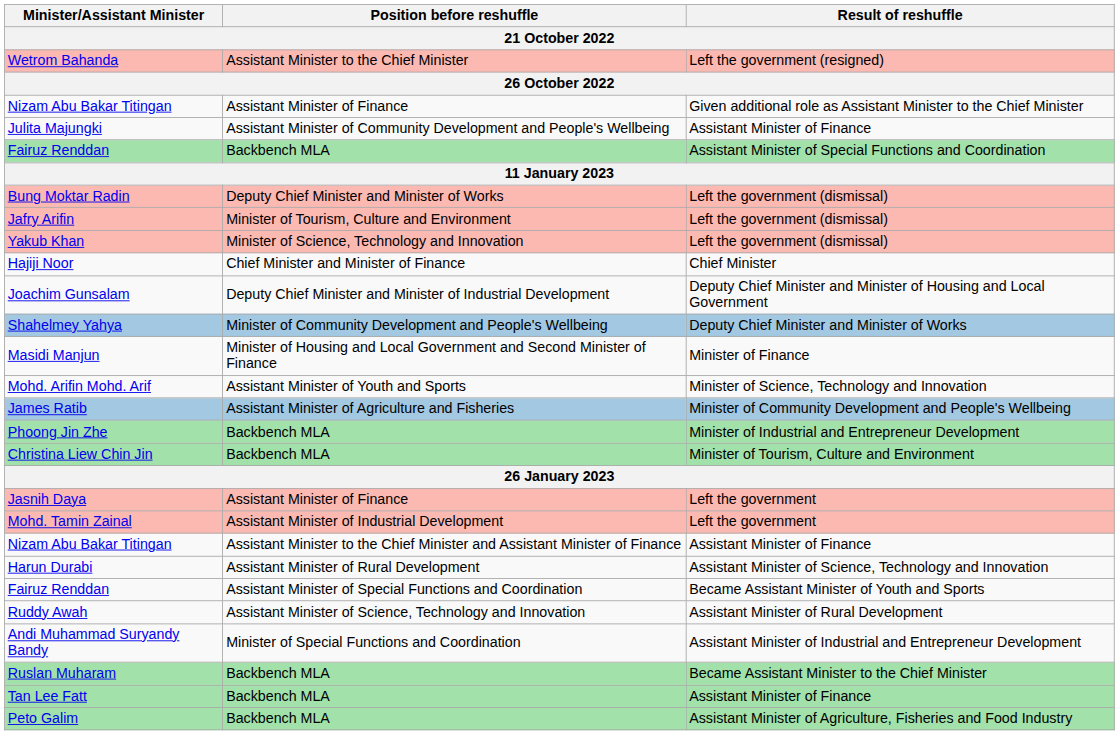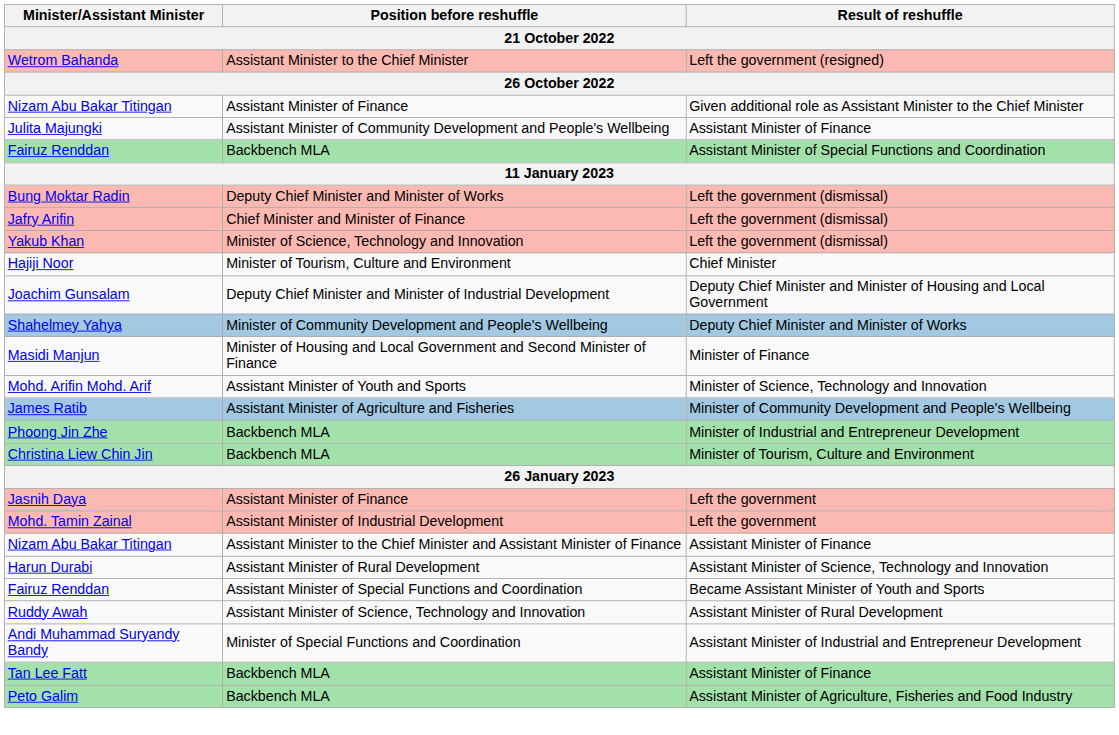(368, 219) Minister of Tourism, Culture and Environment -> (346, 219) Chief Minister and Minister of Finance
(346, 264) Chief Minister and Minister of Finance -> (368, 264) Minister of Tourism, Culture and Environment
- row: (62, 673)
